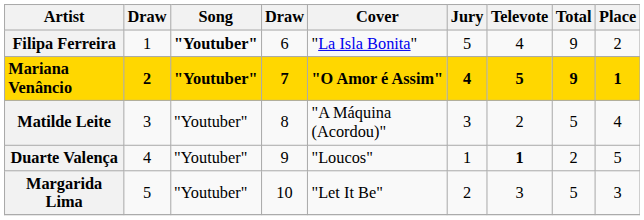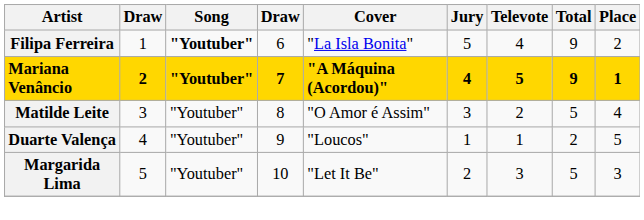(377, 78) "O Amor é Assim" -> (351, 78) "A Máquina (Acordou)"
(351, 122) "A Máquina (Acordou)" -> (369, 113) "O Amor é Assim"
(520, 157) bold -> (520, 139) normal
